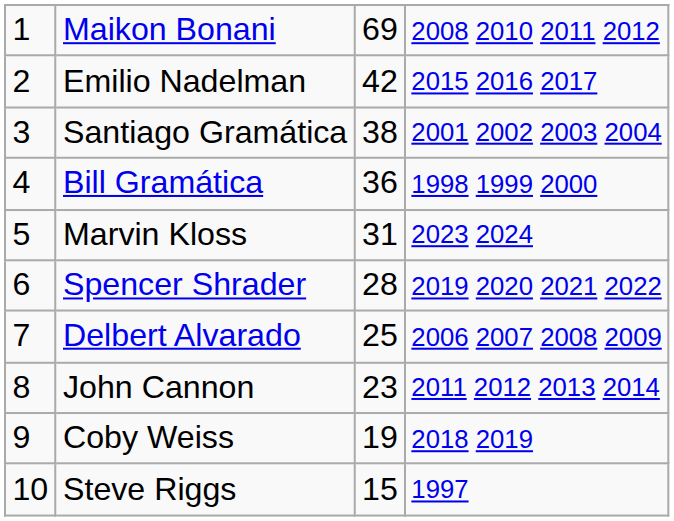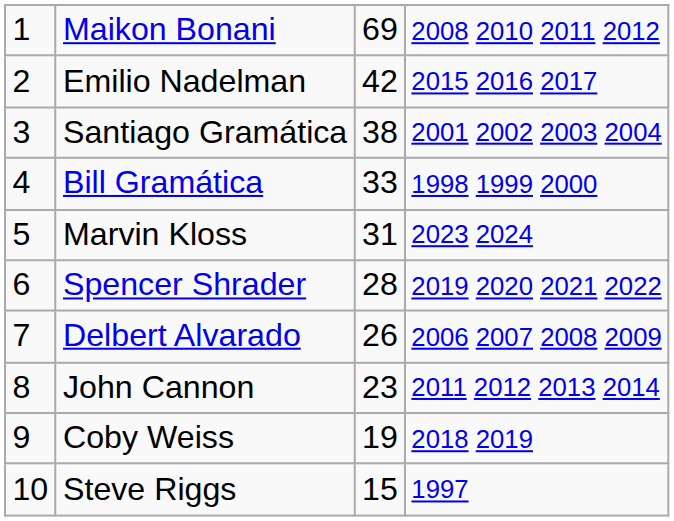(380, 183) 36 -> (380, 183) 33
(380, 336) 25 -> (380, 336) 26
